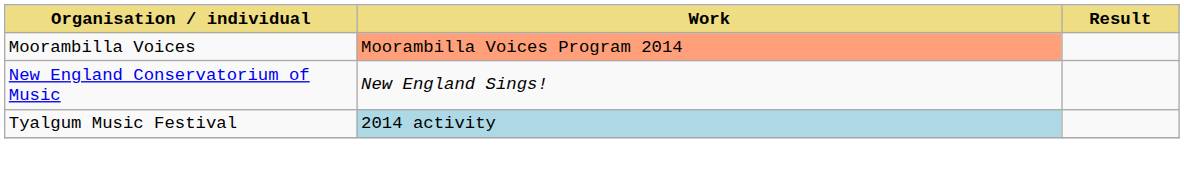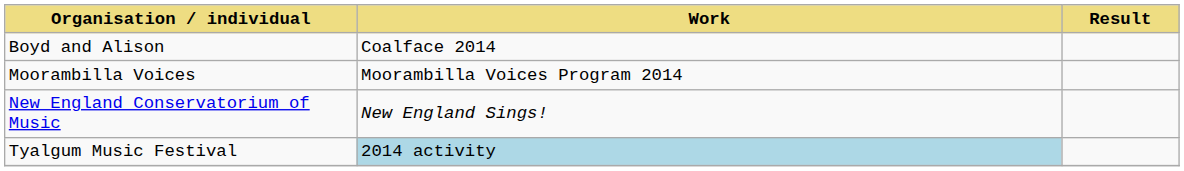+ row: (87, 47)
(522, 47) lightsalmon background -> (522, 75) no background
